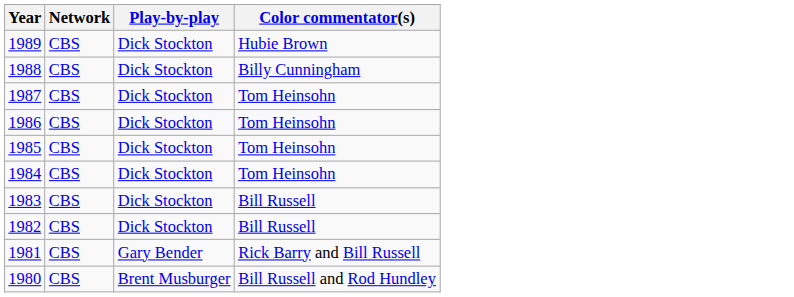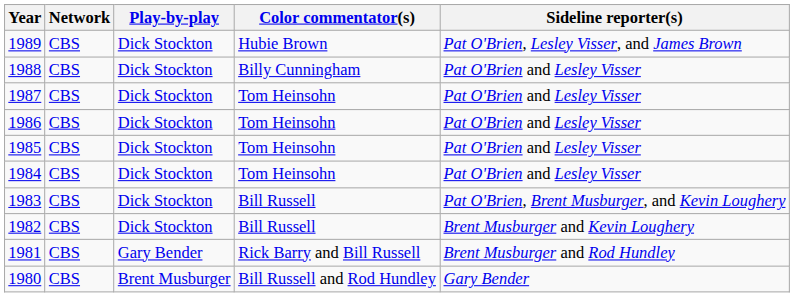+ column: (614, 17)
